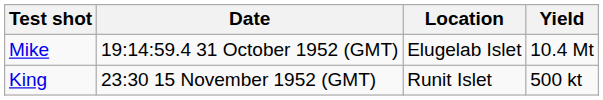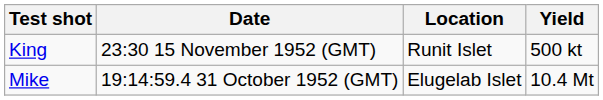rows swapped: (29, 49) <-> (28, 79)
